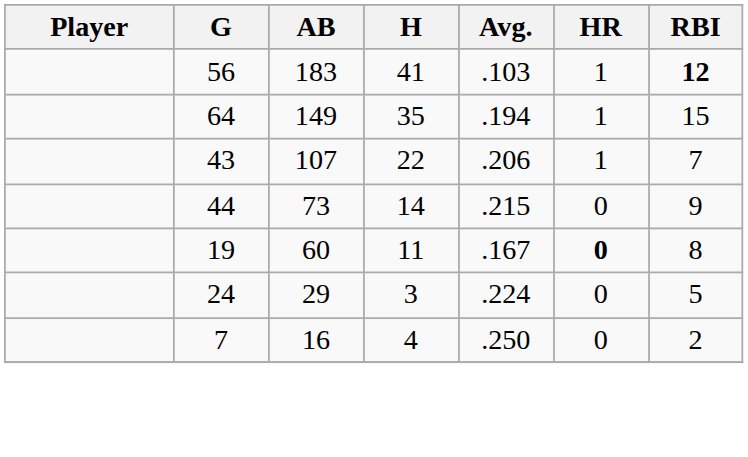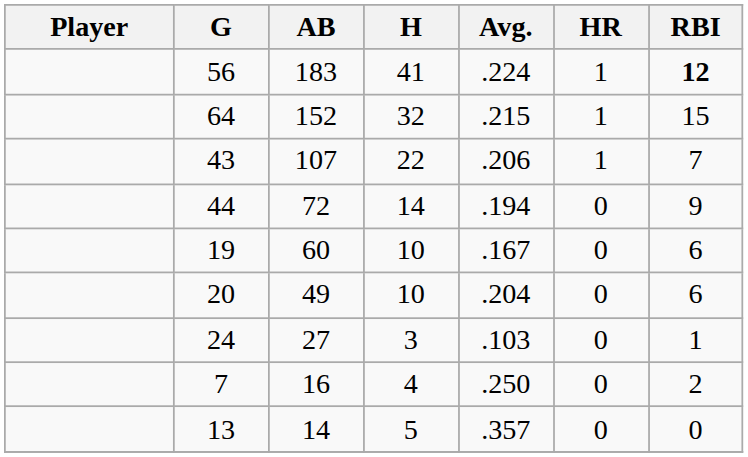(506, 71) .103 -> (506, 71) .224
(316, 116) 149 -> (316, 116) 152
(411, 116) 35 -> (411, 116) 32
(506, 116) .194 -> (506, 116) .215
(316, 205) 73 -> (316, 205) 72
(506, 205) .215 -> (506, 205) .194
(411, 250) 11 -> (411, 250) 10
(601, 250) bold -> (601, 250) normal
(696, 250) 8 -> (696, 250) 6
+ row: (221, 294)
(316, 294) 29 -> (316, 339) 27
(506, 294) .224 -> (506, 339) .103
(696, 294) 5 -> (696, 339) 1
+ row: (221, 428)
